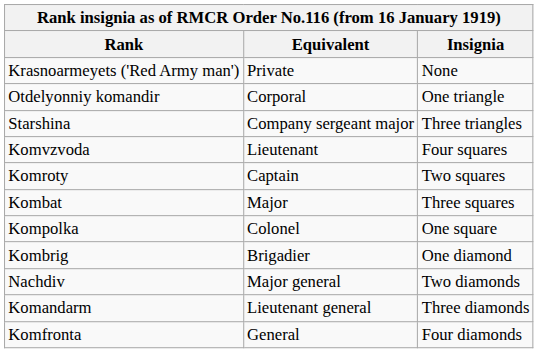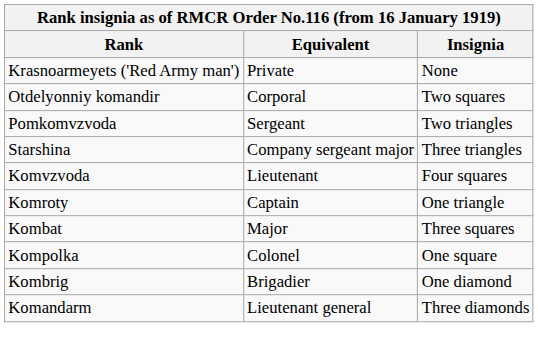(463, 96) One triangle -> (463, 96) Two squares
+ row: (62, 123)
(463, 176) Two squares -> (463, 202) One triangle
- row: (37, 281)
- row: (45, 334)
